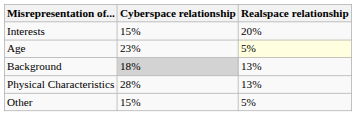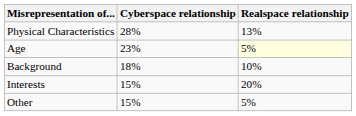rows swapped: (26, 31) <-> (61, 84)
(130, 66) lightgrey background -> (130, 66) no background
(251, 66) 13% -> (251, 66) 10%
